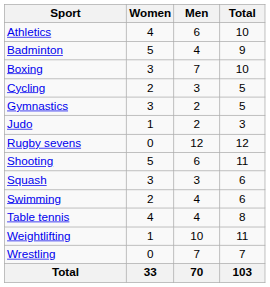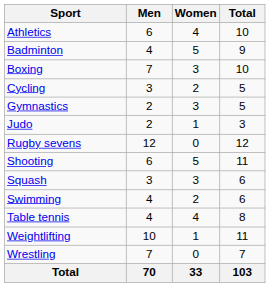columns swapped: (197, 13) <-> (150, 13)
